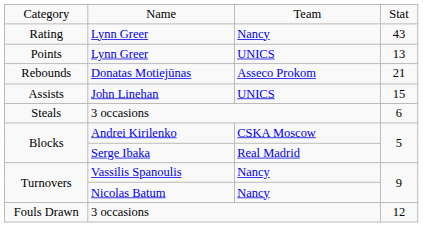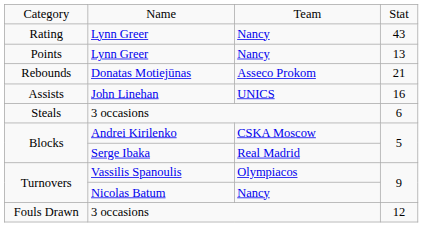(256, 53) UNICS -> (253, 53) Nancy
(399, 93) 15 -> (399, 93) 16
(253, 172) Nancy -> (267, 172) Olympiacos
